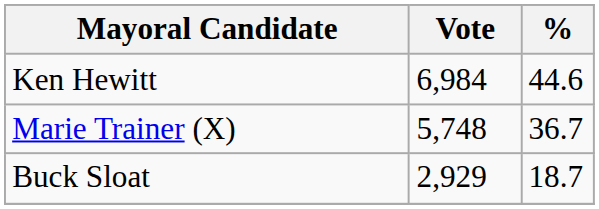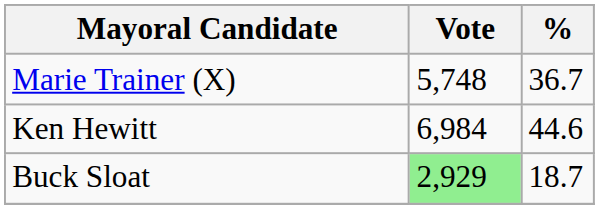rows swapped: (85, 78) <-> (124, 128)
(452, 177) no background -> (452, 177) lightgreen background
